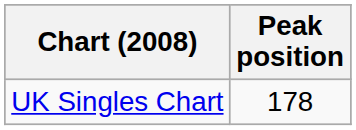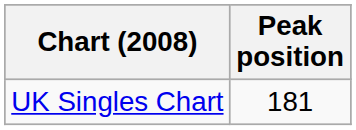(290, 101) 178 -> (290, 101) 181
